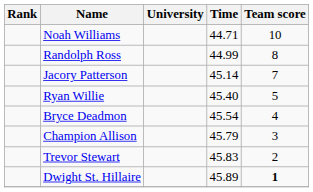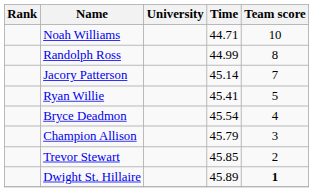(224, 95) 45.40 -> (224, 95) 45.41
(224, 156) 45.83 -> (224, 156) 45.85
